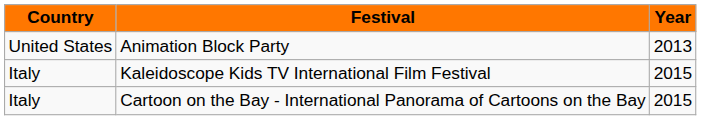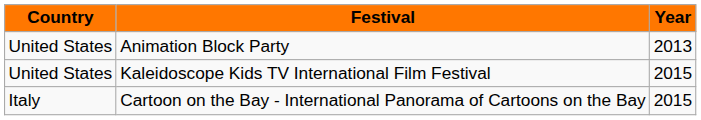(24, 73) Italy -> (60, 73) United States
